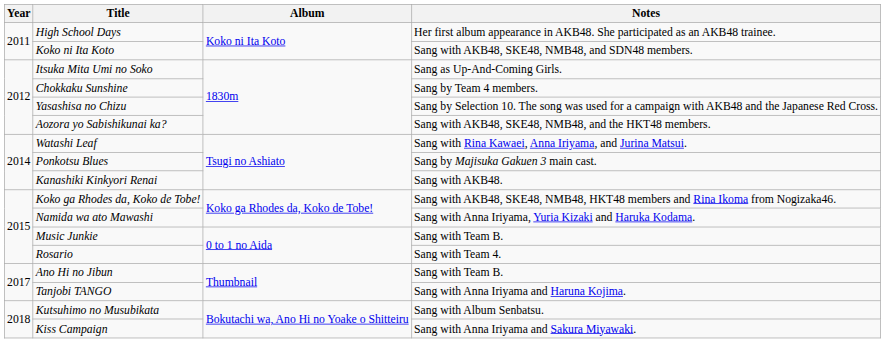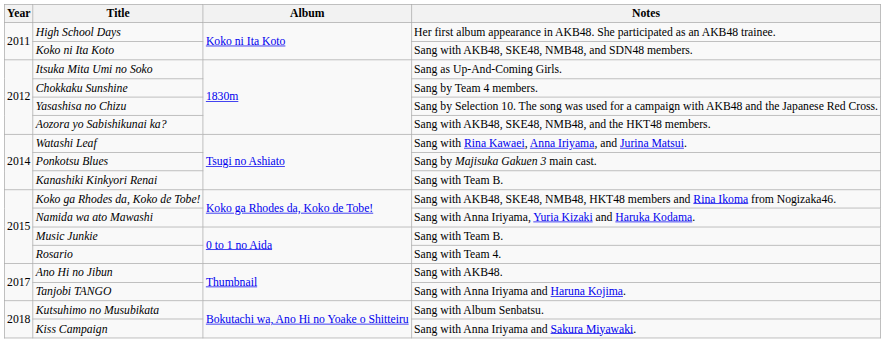(458, 180) Sang with AKB48. -> (459, 180) Sang with Team B.
(459, 273) Sang with Team B. -> (458, 273) Sang with AKB48.
